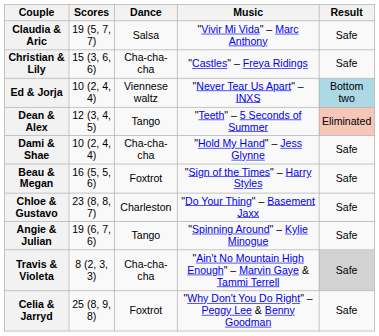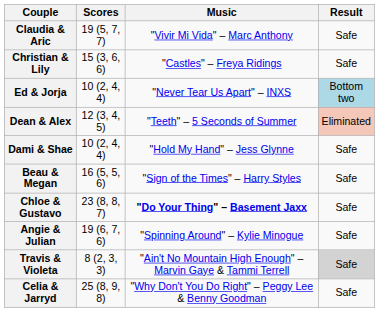- column: (146, 12)
(248, 207) normal -> (222, 207) bold
